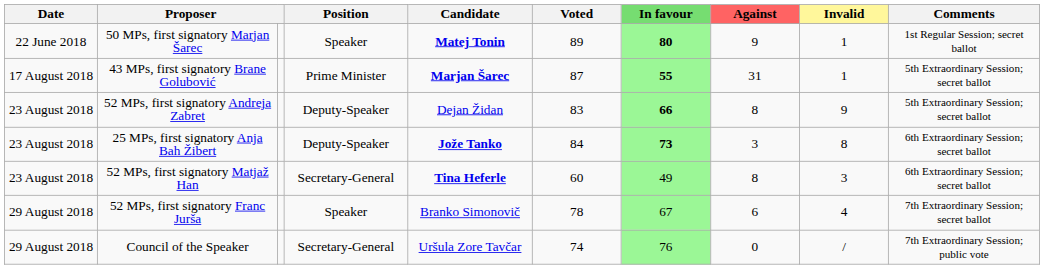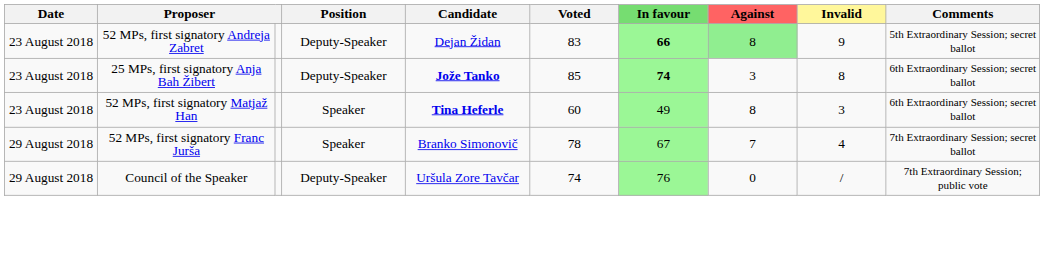- row: (188, 41)
- row: (188, 75)
(755, 109) no background -> (753, 41) lightgreen background
(577, 144) 84 -> (574, 75) 85
(666, 144) 73 -> (663, 75) 74
(346, 178) Secretary-General -> (343, 109) Speaker
(755, 212) 6 -> (753, 144) 7
(346, 247) Secretary-General -> (343, 178) Deputy-Speaker
